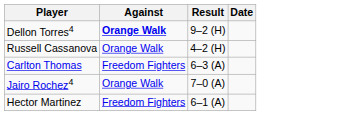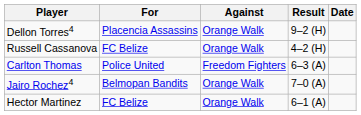+ column: (150, 12)
(134, 31) bold -> (233, 31) normal
(144, 102) Freedom Fighters -> (233, 102) Orange Walk
